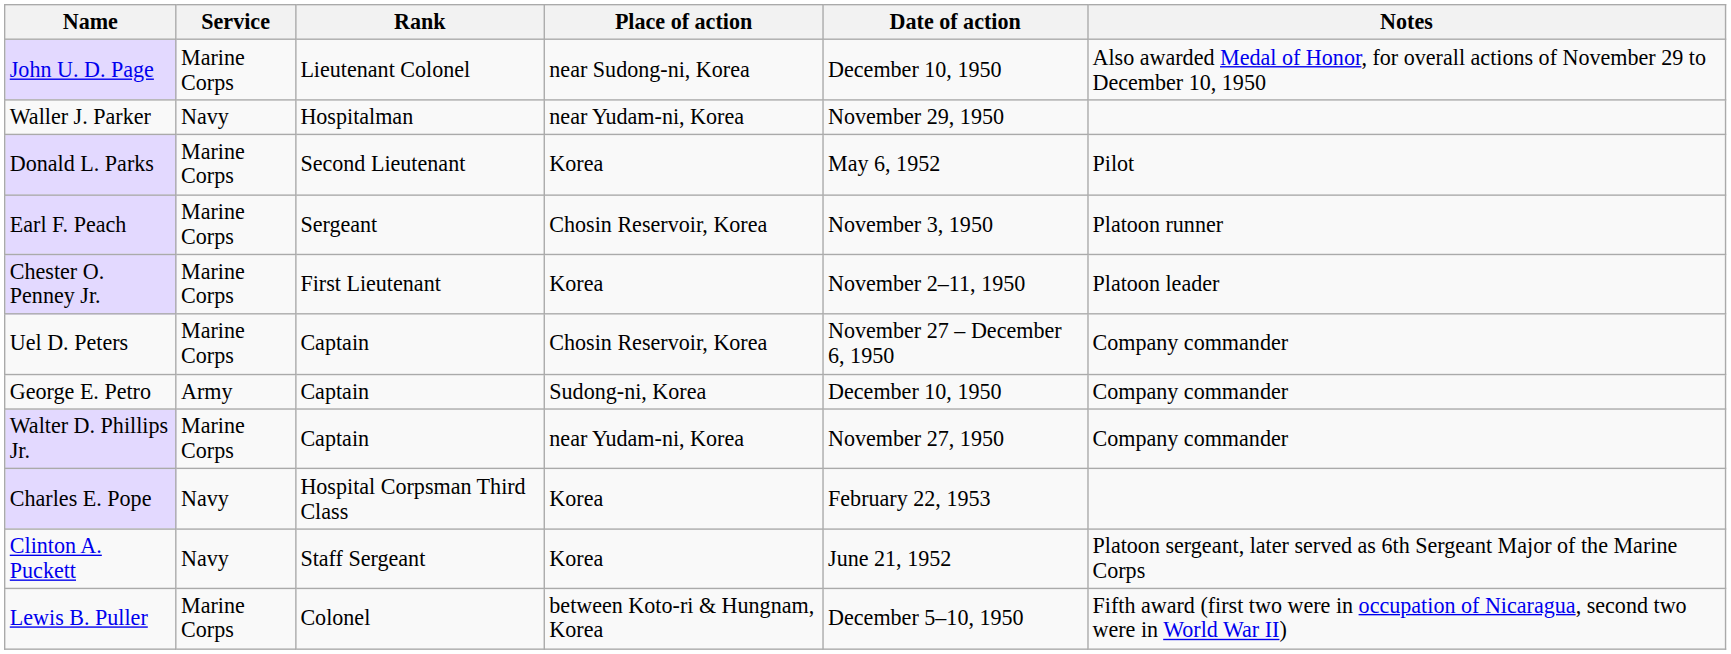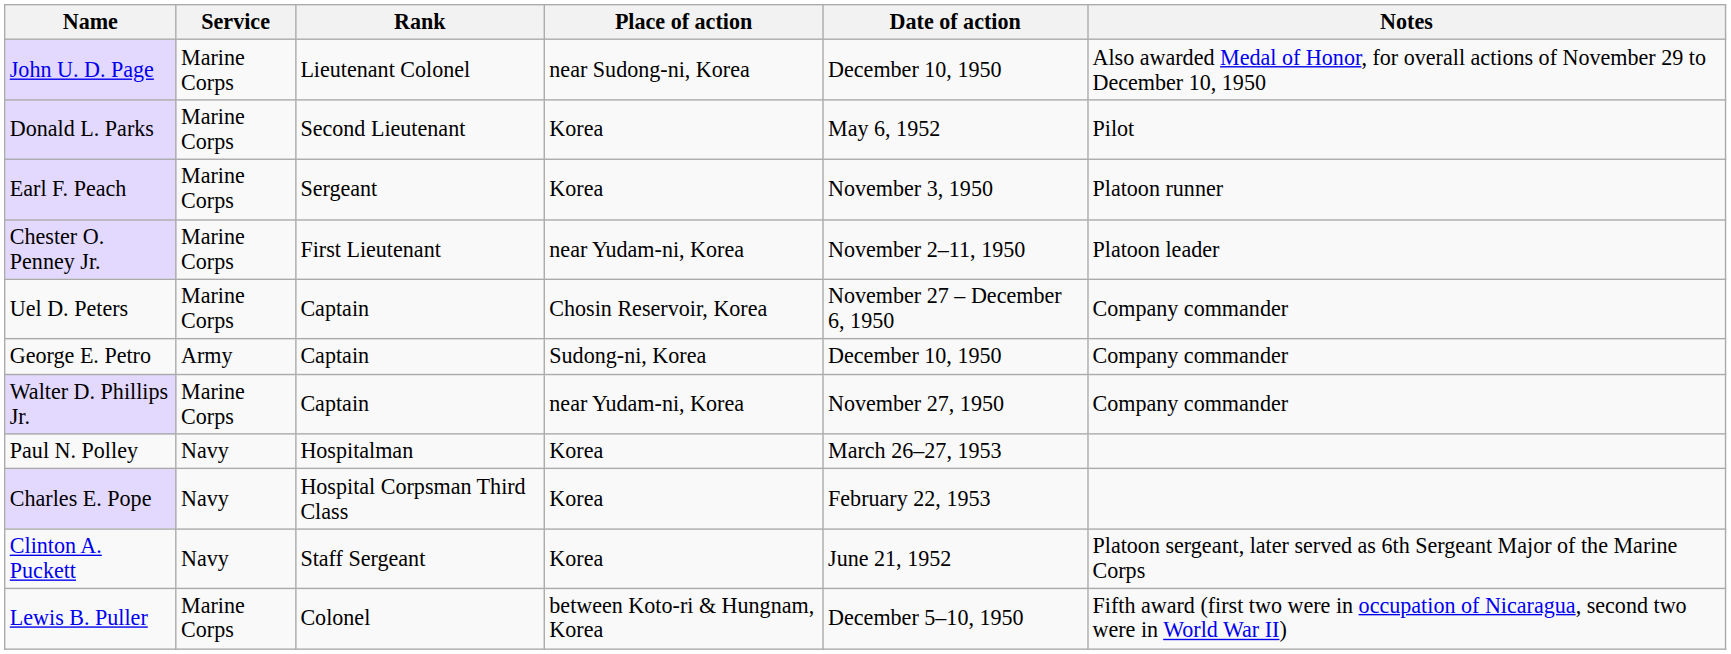- row: (80, 116)
(658, 224) Chosin Reservoir, Korea -> (576, 189) Korea
(576, 284) Korea -> (647, 249) near Yudam-ni, Korea
+ row: (74, 451)
